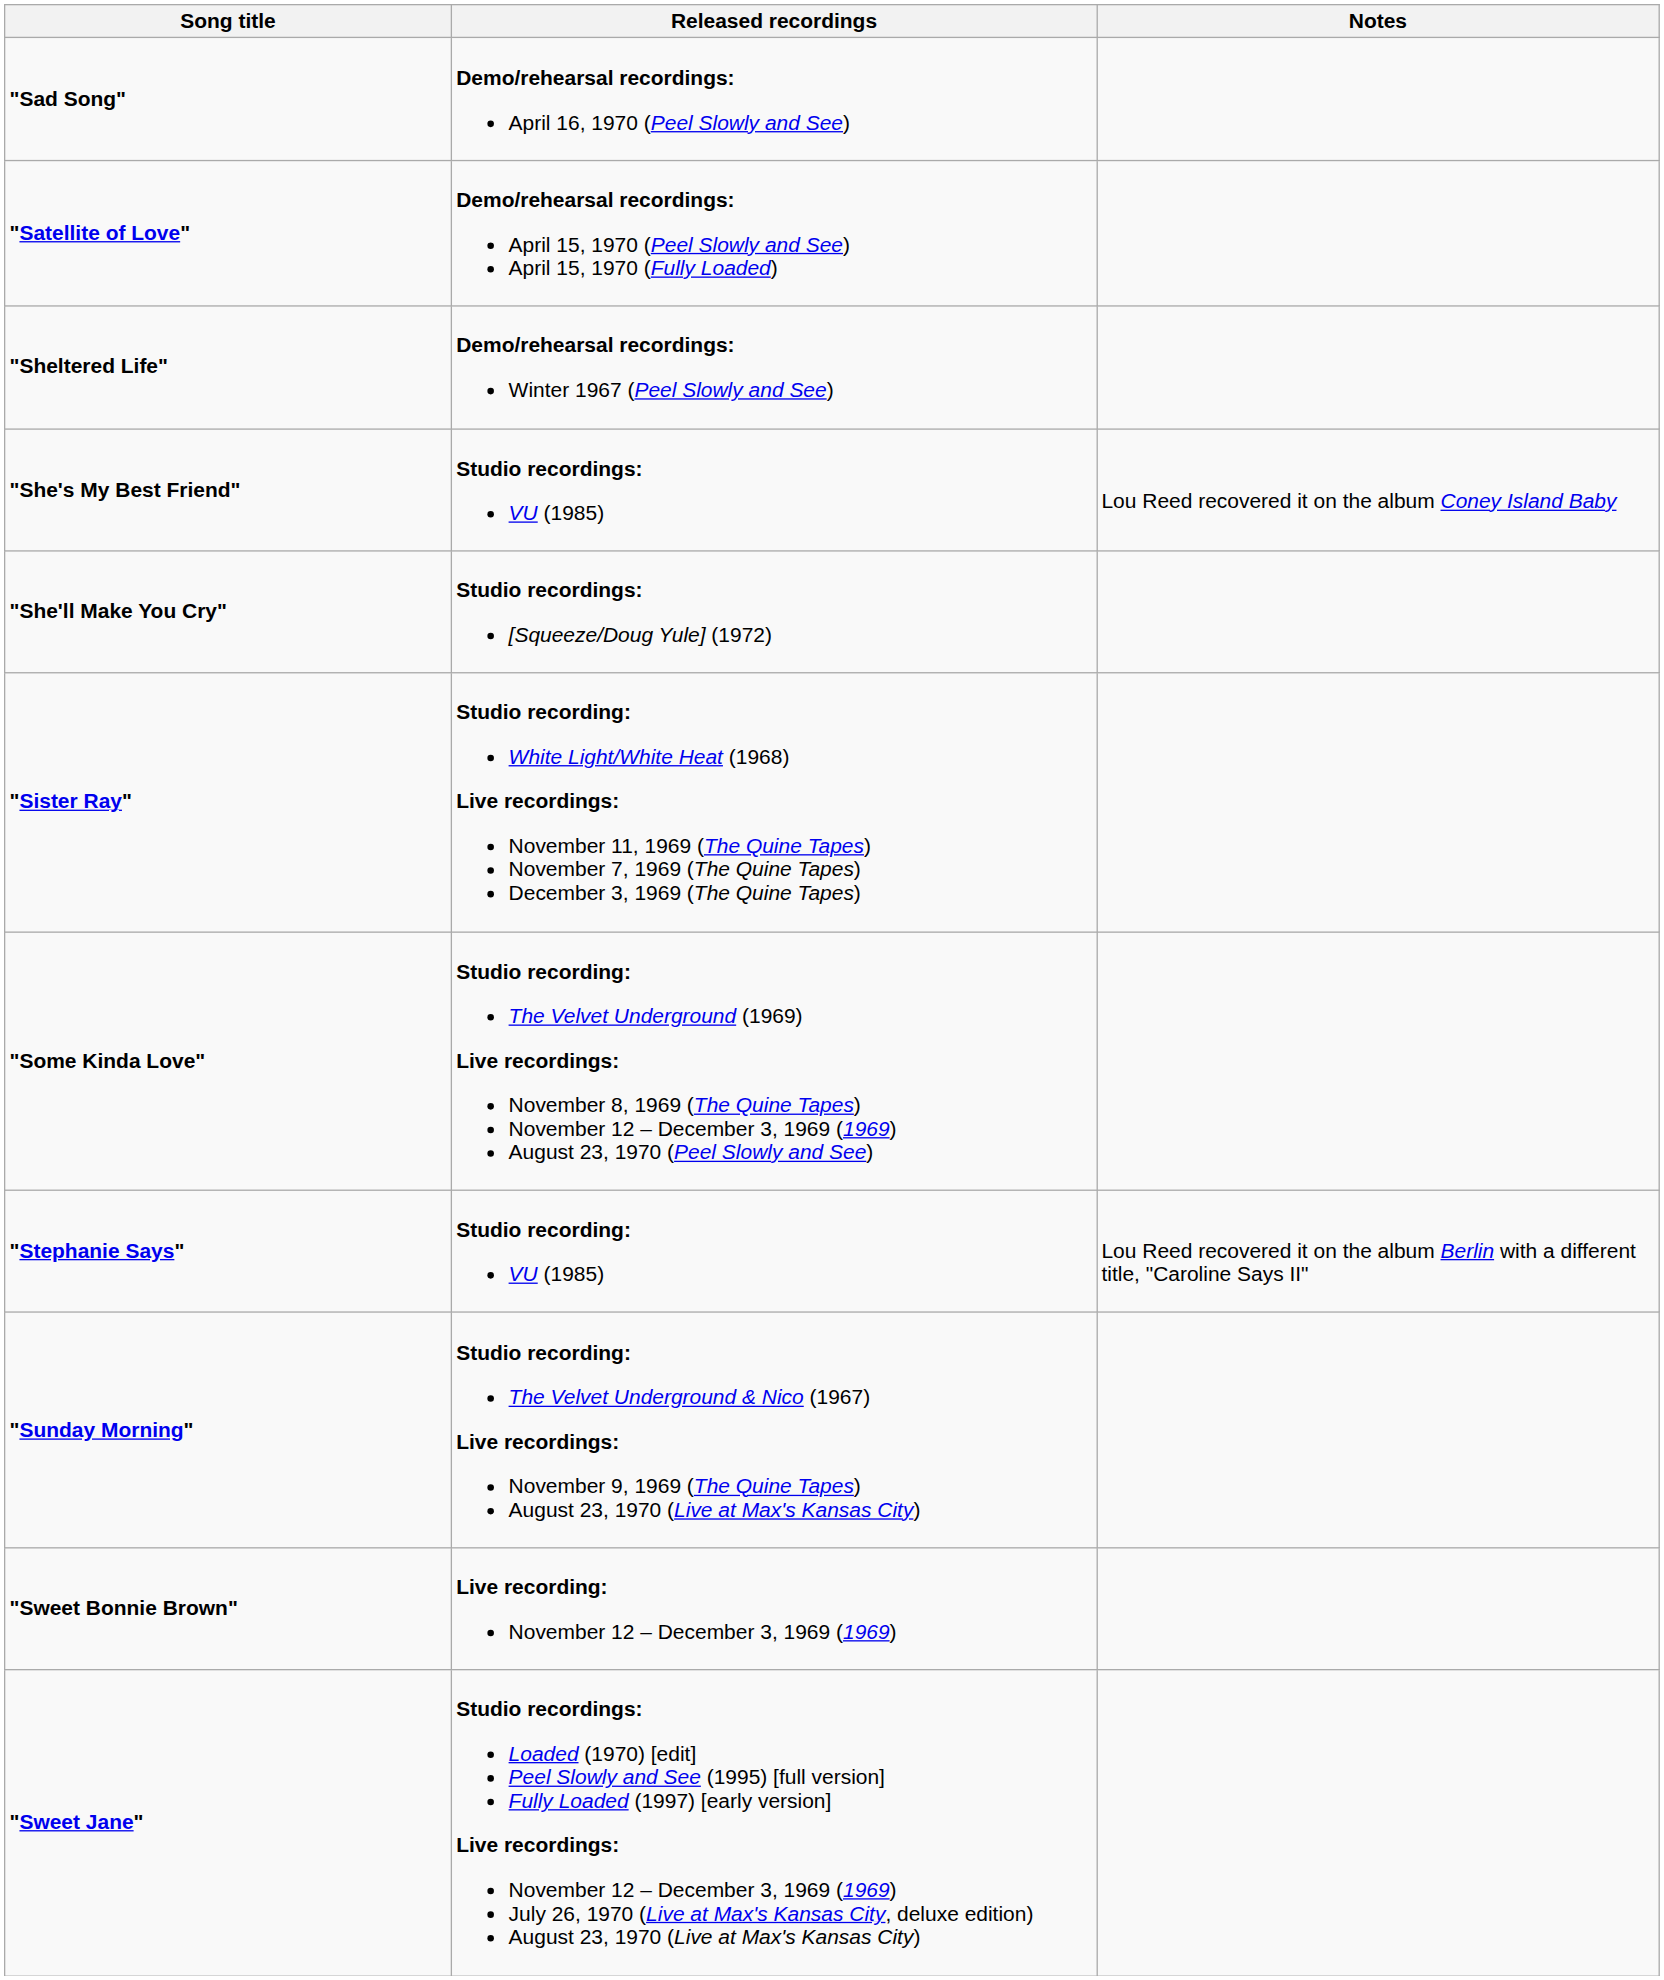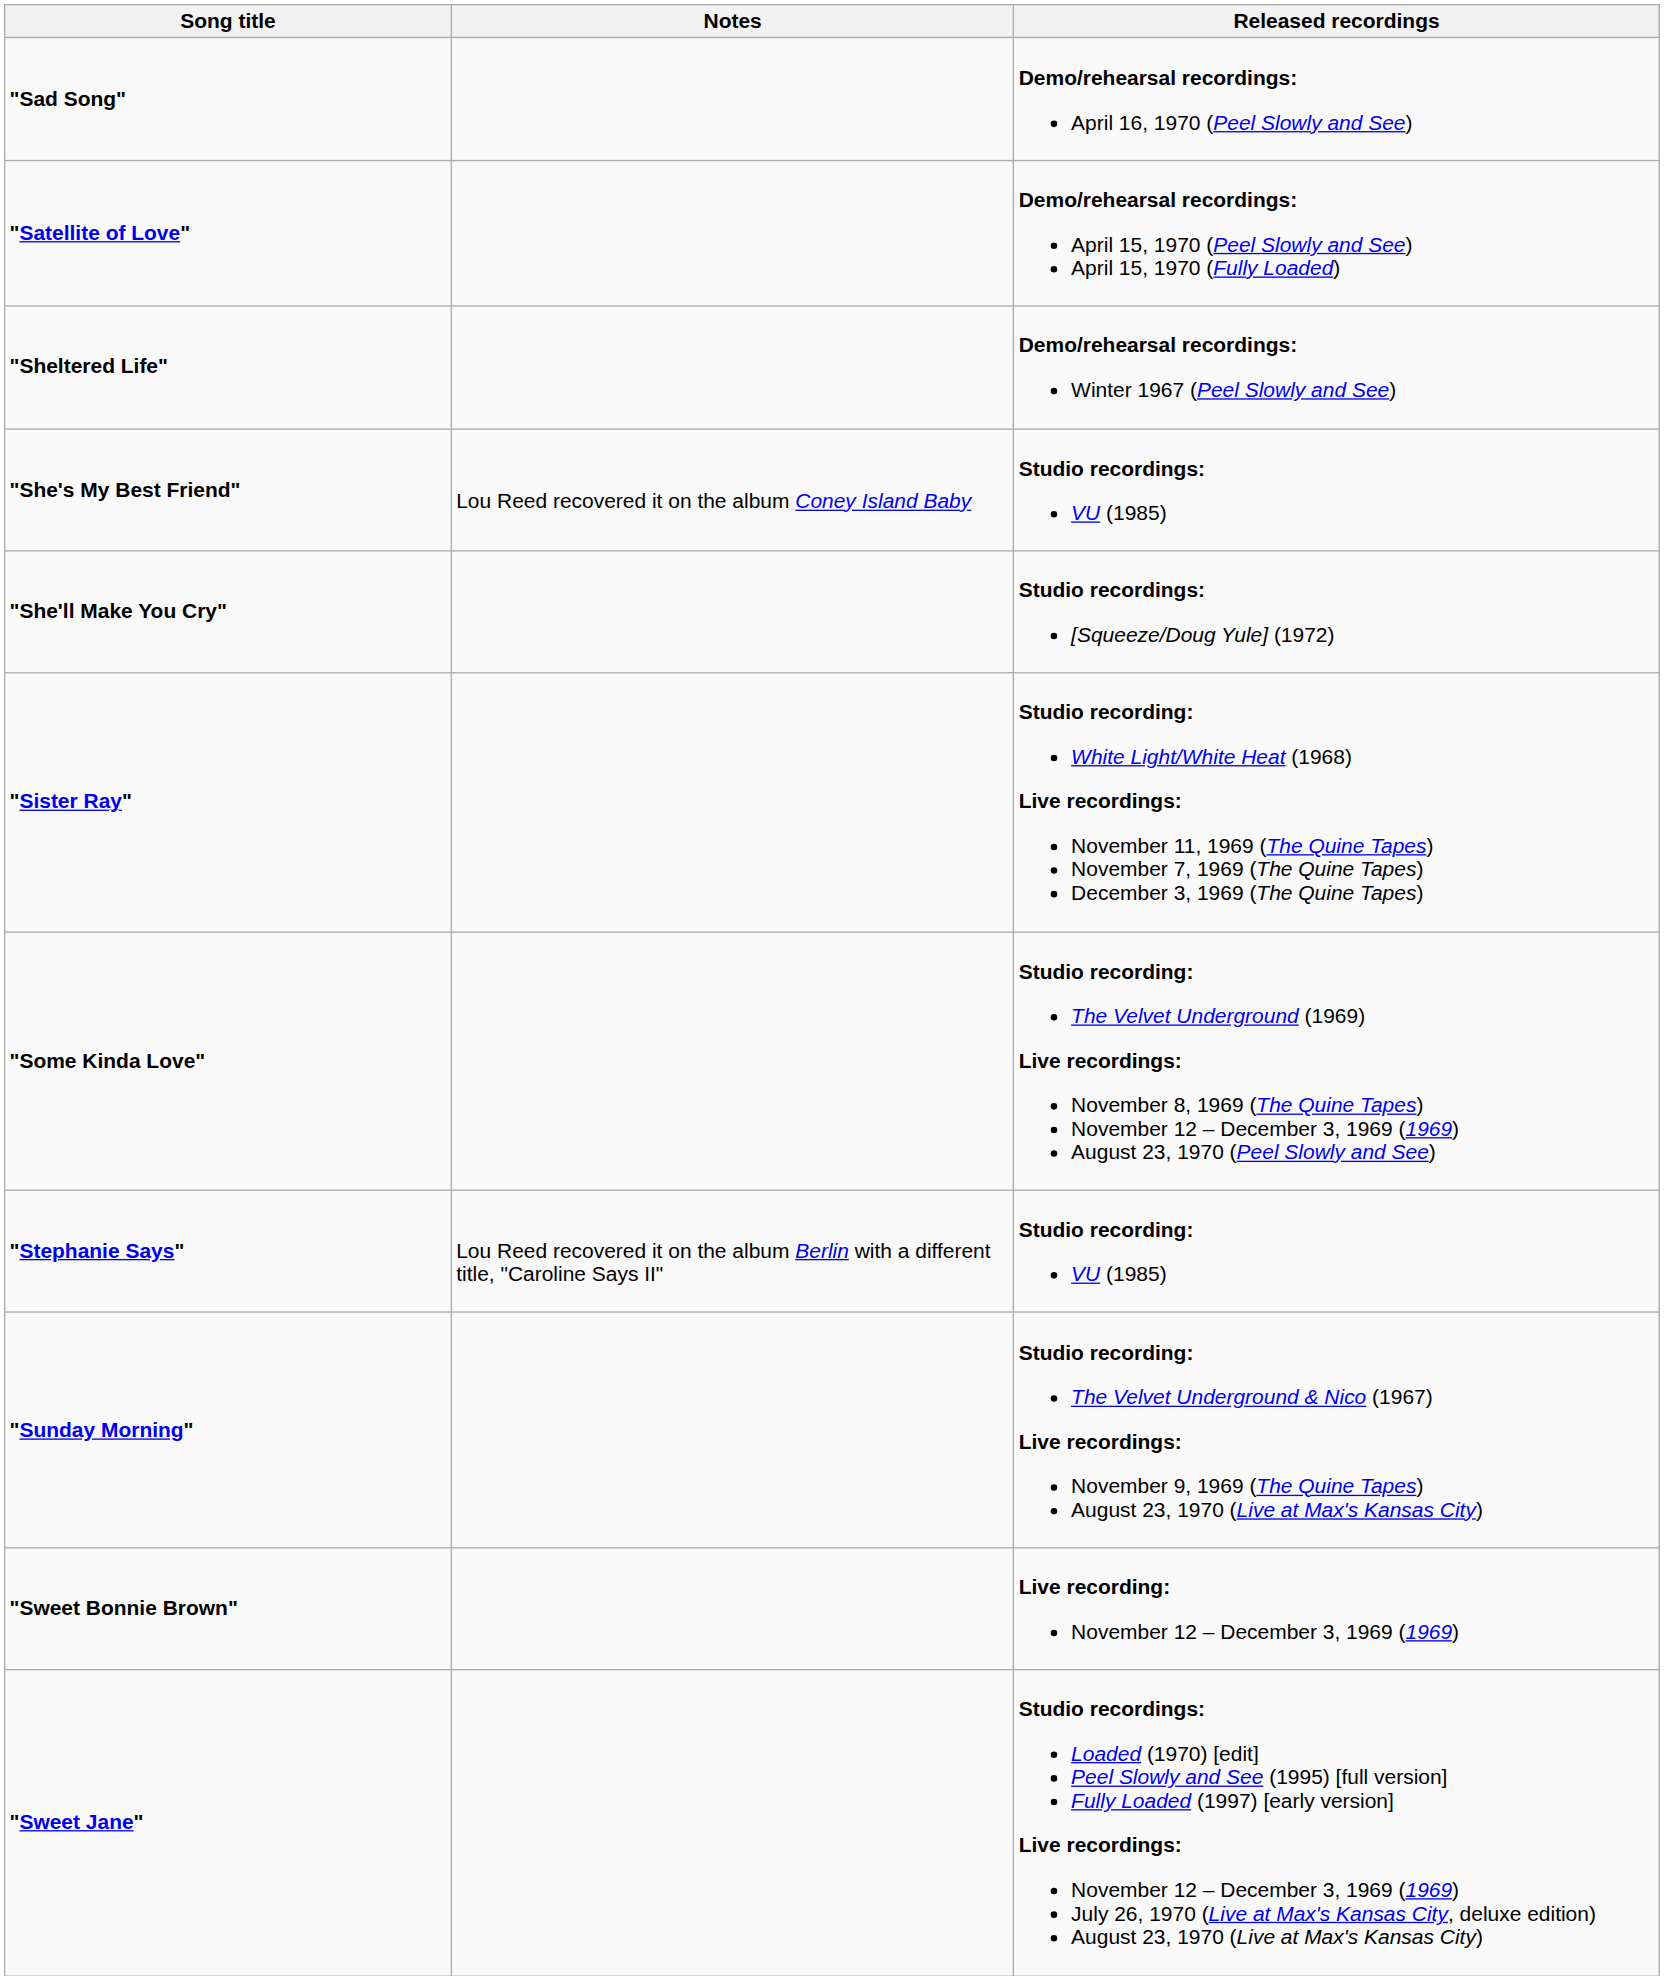columns swapped: (774, 21) <-> (1378, 21)
